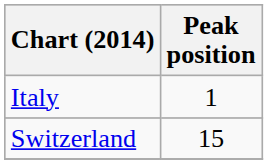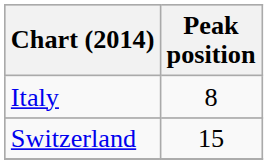(211, 96) 1 -> (211, 96) 8
